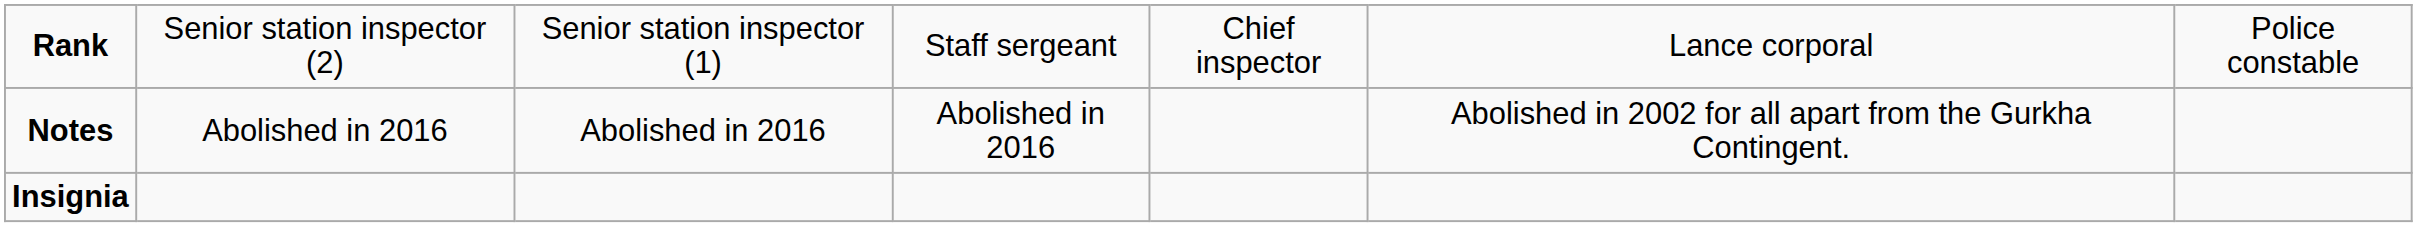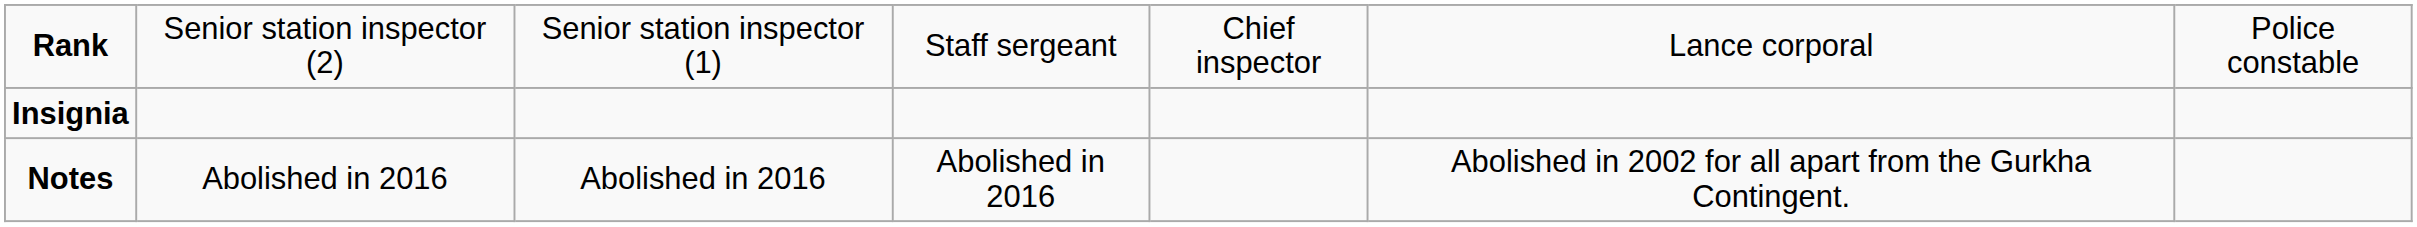rows swapped: (70, 196) <-> (70, 130)
